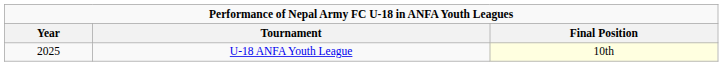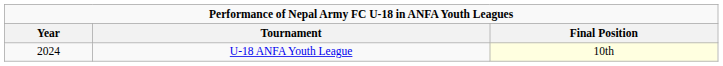(48, 52) 2025 -> (48, 52) 2024
